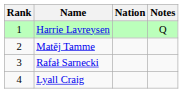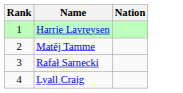- column: (163, 12)
